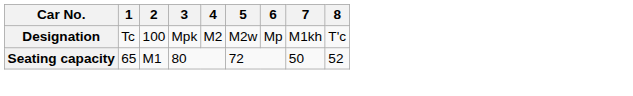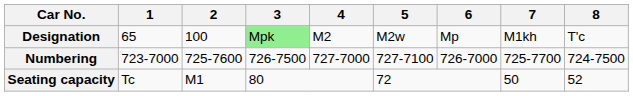(128, 36) Tc -> (129, 36) 65
(184, 36) no background -> (262, 36) lightgreen background
+ row: (61, 58)
(129, 58) 65 -> (128, 79) Tc
